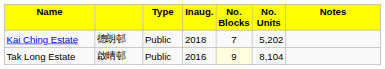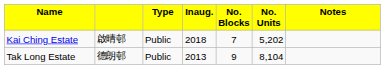(111, 38) 德朗邨 -> (111, 38) 啟晴邨
(111, 55) 啟晴邨 -> (111, 55) 德朗邨
(196, 56) 2016 -> (196, 56) 2013
(234, 56) lightyellow background -> (234, 56) no background
